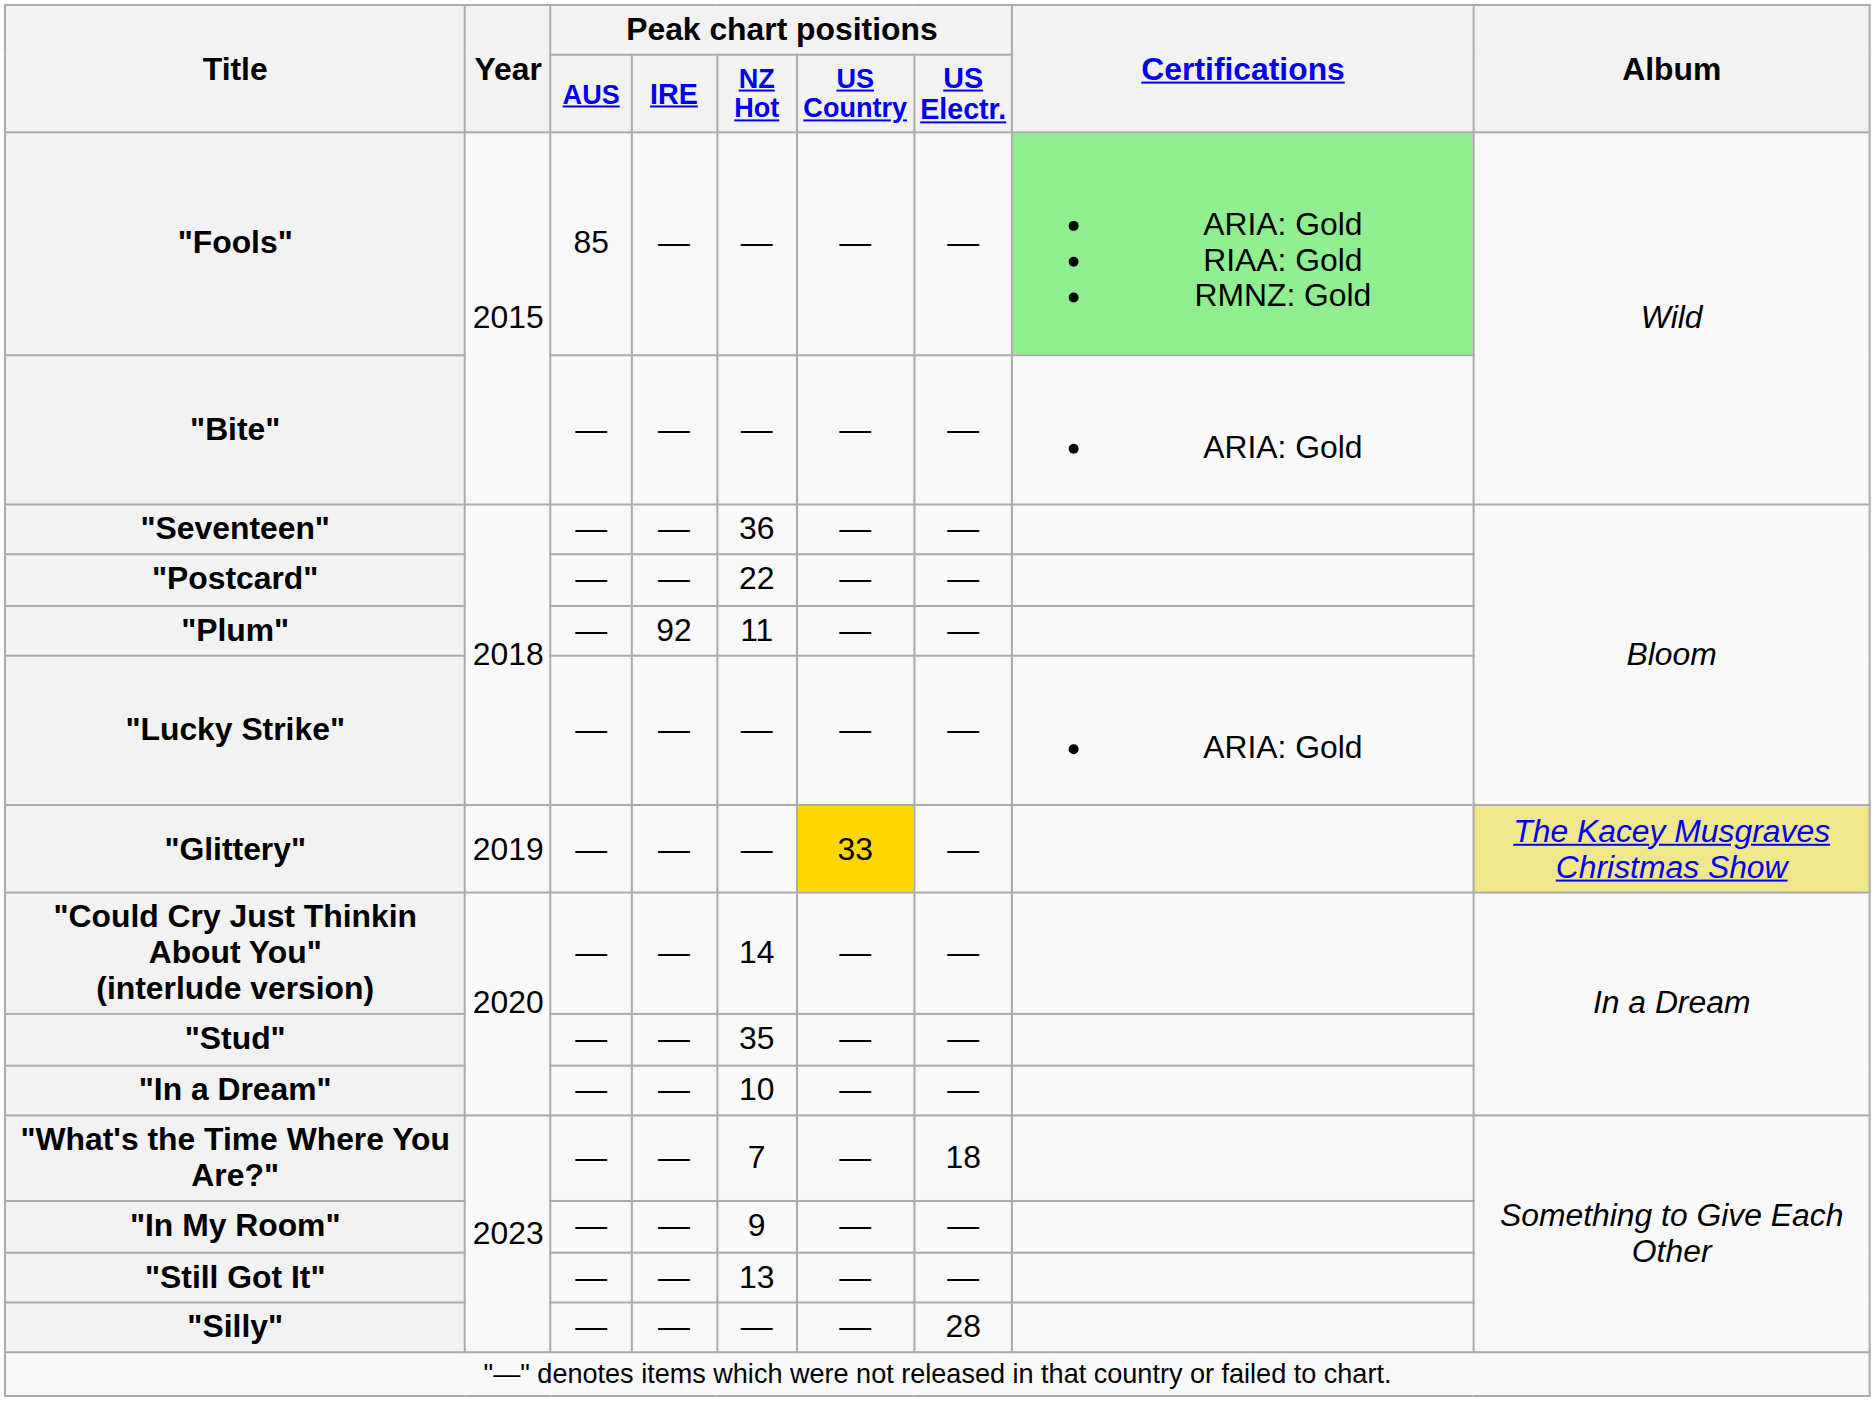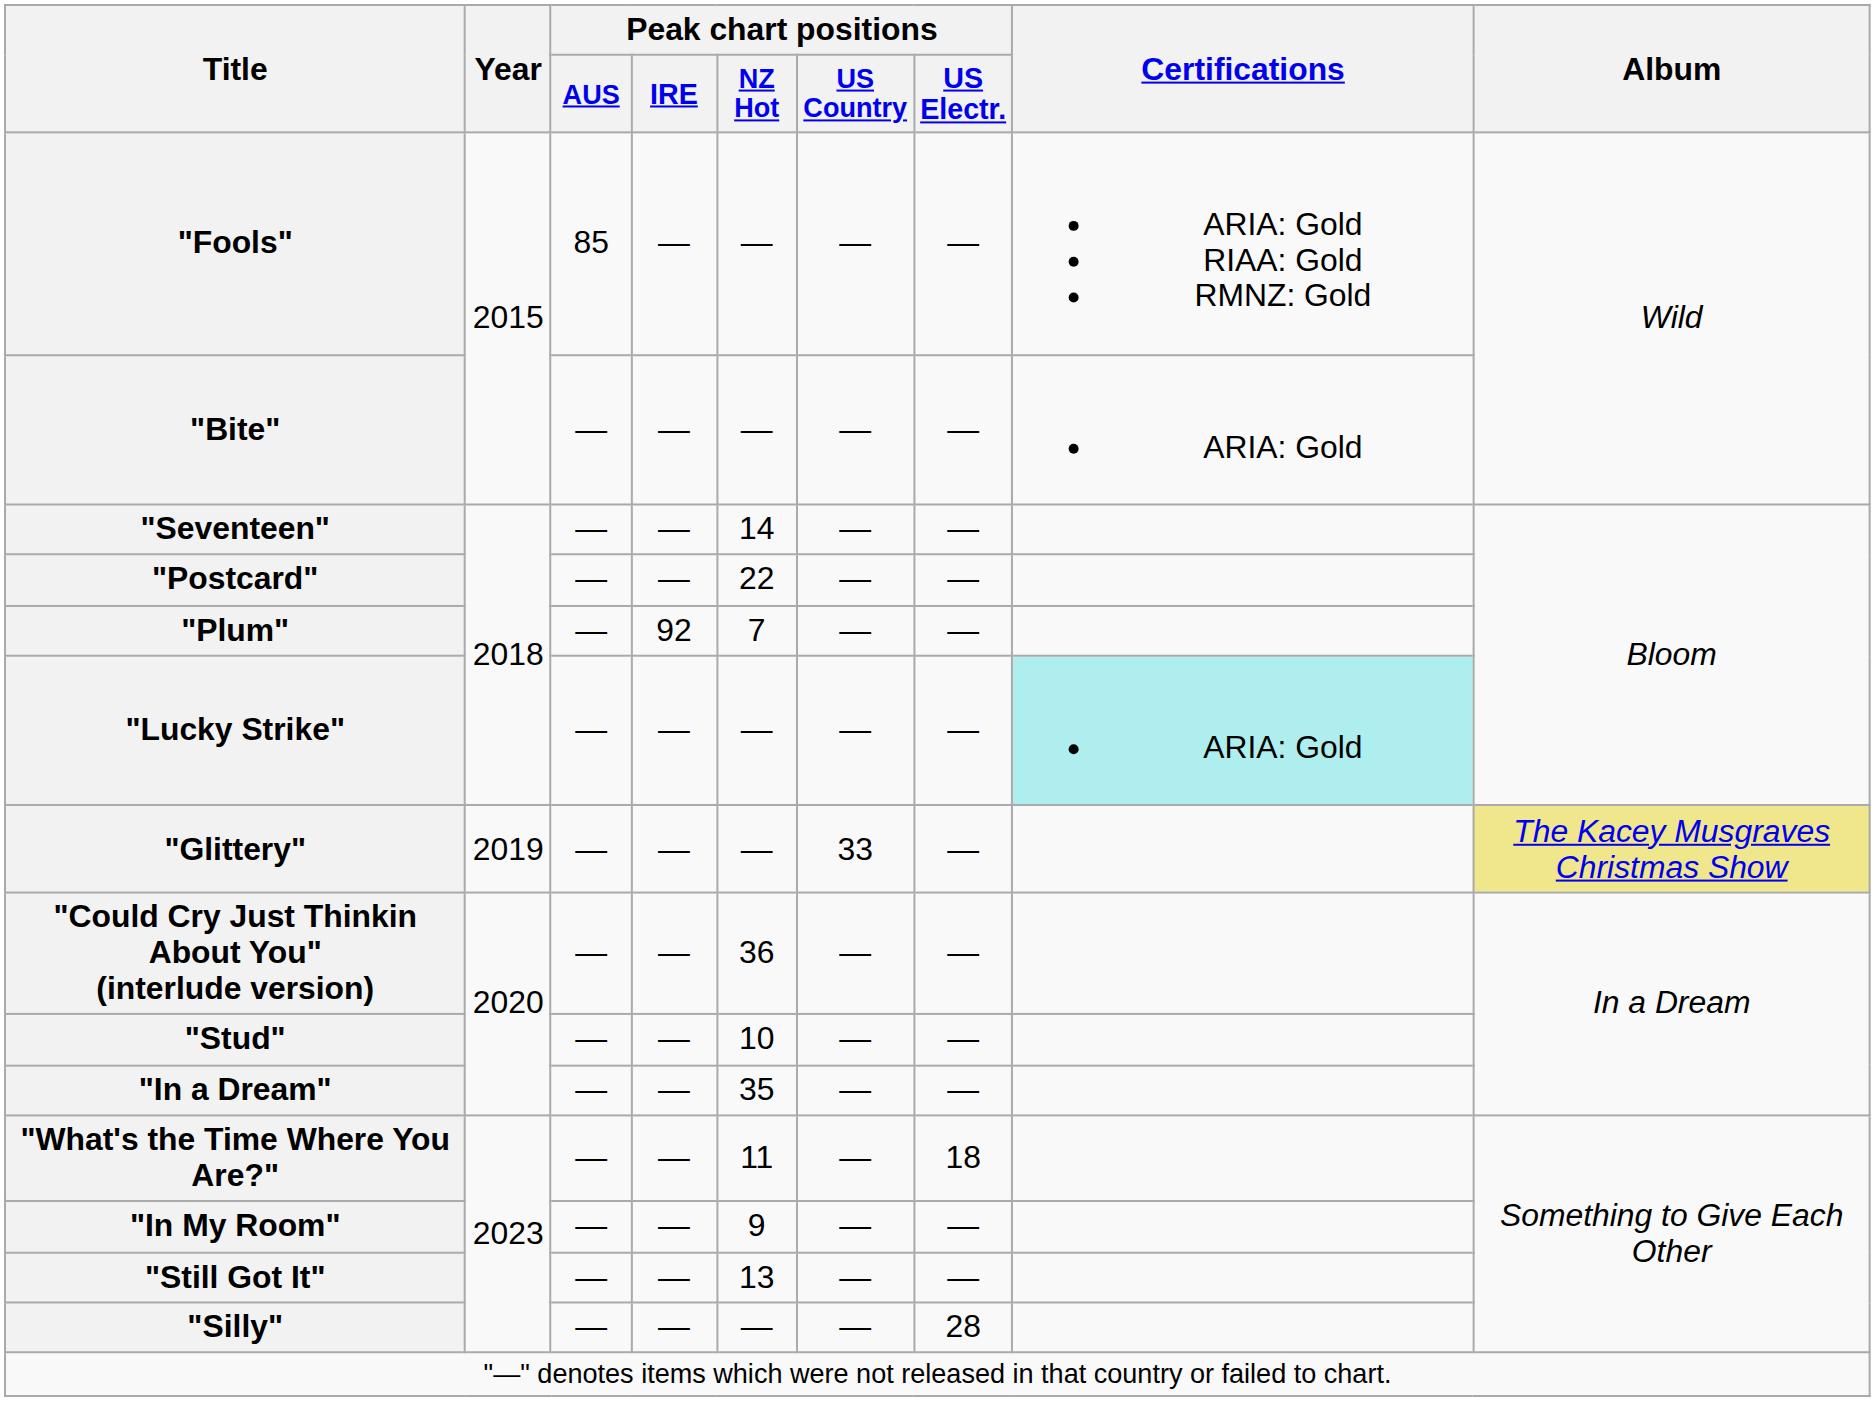(1243, 261) lightgreen background -> (1243, 261) no background
(757, 528) 36 -> (757, 528) 14
(757, 629) 11 -> (757, 629) 7
(1243, 749) no background -> (1243, 749) paleturquoise background
(855, 848) gold background -> (855, 848) no background
(757, 952) 14 -> (757, 952) 36
(757, 1038) 35 -> (757, 1038) 10
(757, 1089) 10 -> (757, 1089) 35
(757, 1157) 7 -> (757, 1157) 11
